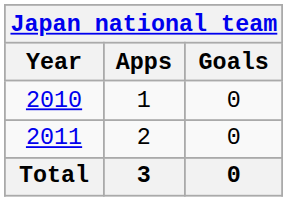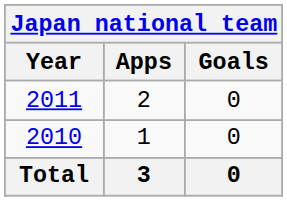rows swapped: (54, 100) <-> (54, 138)
